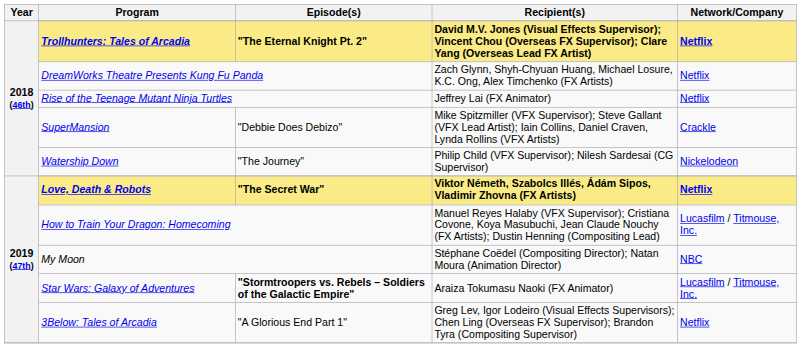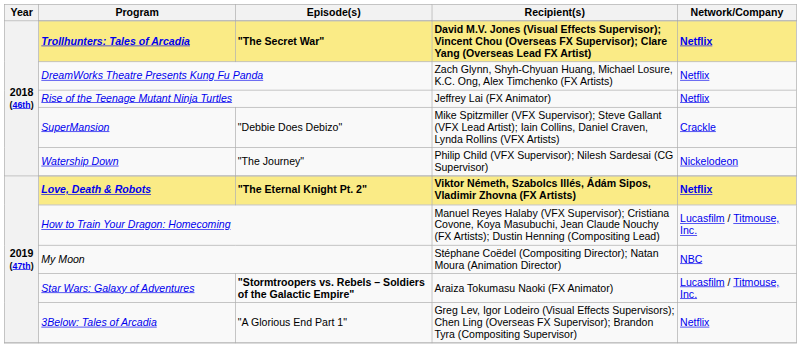(302, 41) "The Eternal Knight Pt. 2" -> (281, 41) "The Secret War"
(281, 190) "The Secret War" -> (302, 190) "The Eternal Knight Pt. 2"
